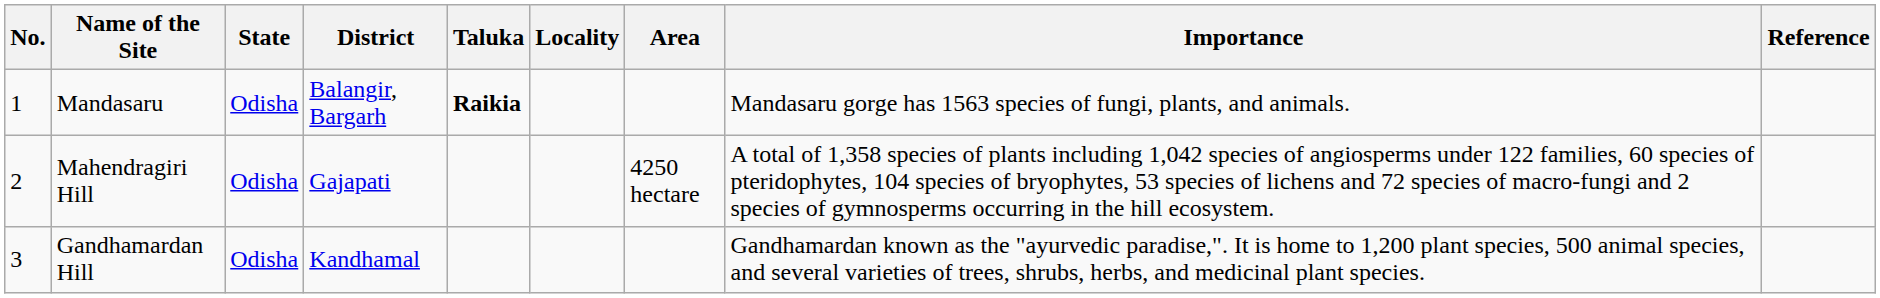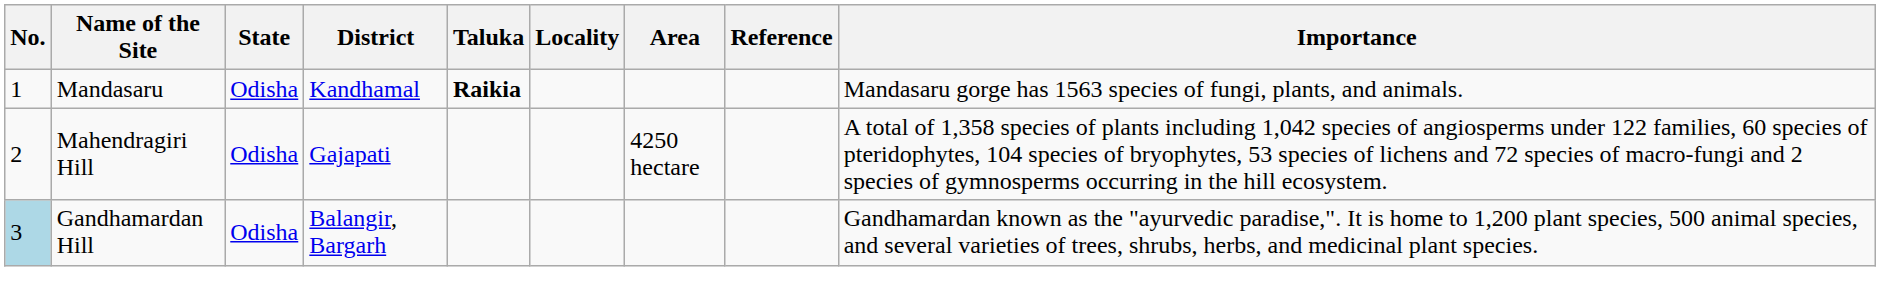columns swapped: (1243, 37) <-> (1819, 37)
(353, 102) Balangir, Bargarh -> (365, 88) Kandhamal
(16, 259) no background -> (16, 232) lightblue background
(365, 259) Kandhamal -> (353, 232) Balangir, Bargarh
